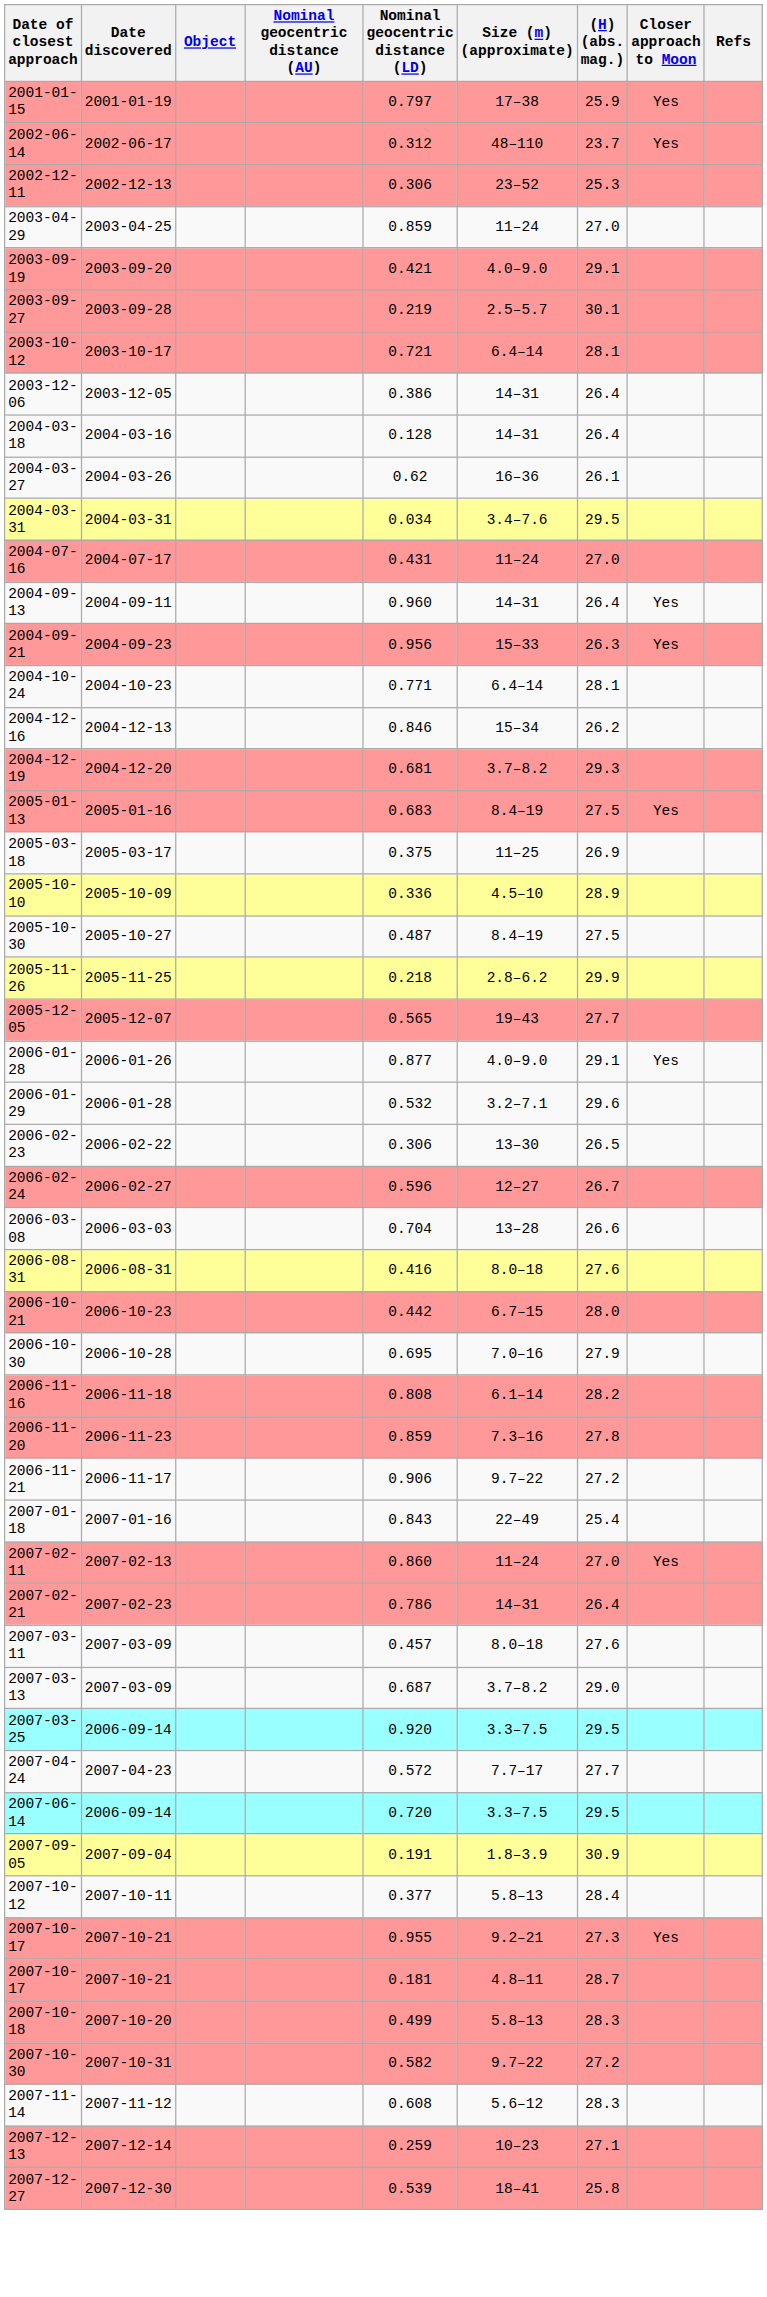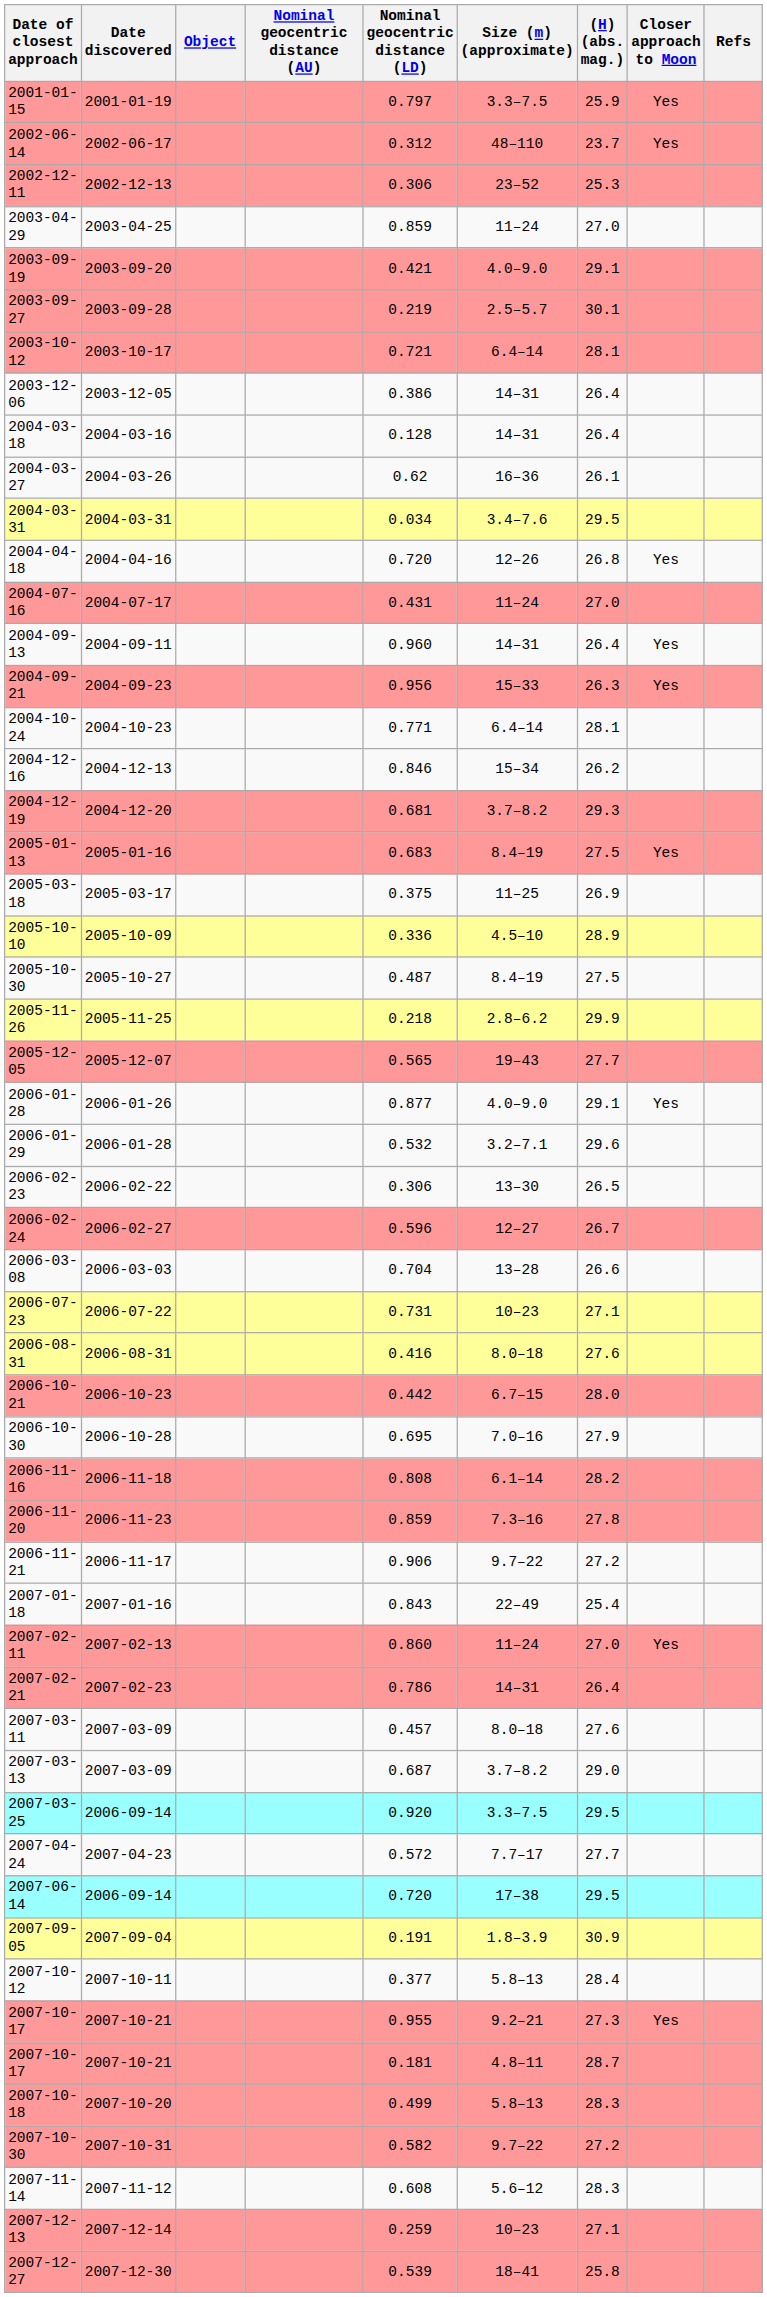(517, 102) 17–38 -> (517, 102) 3.3–7.5
+ row: (43, 561)
+ row: (43, 1312)
(517, 1813) 3.3–7.5 -> (517, 1896) 17–38
